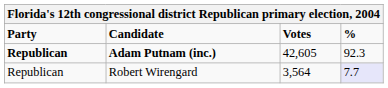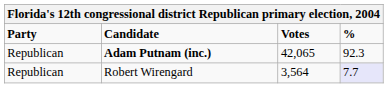(37, 53) bold -> (35, 53) normal
(300, 53) 42,605 -> (298, 53) 42,065
